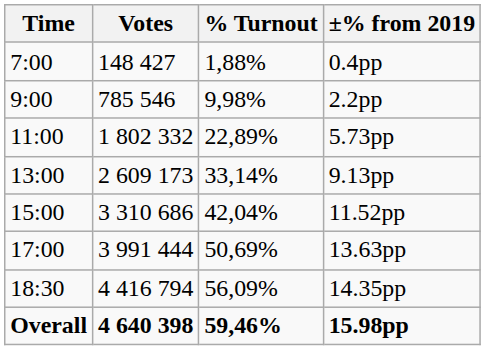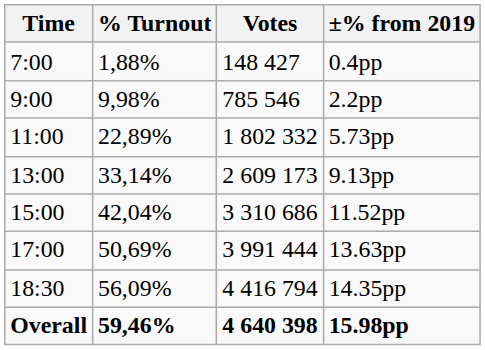columns swapped: (146, 23) <-> (261, 23)
